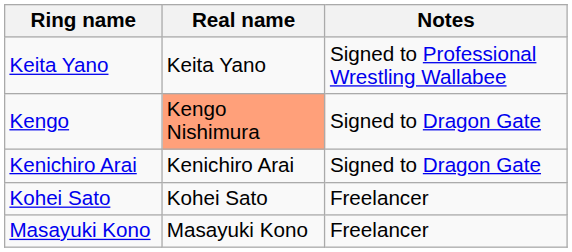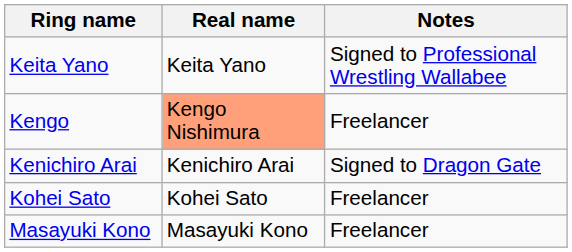(435, 121) Signed to Dragon Gate -> (379, 121) Freelancer
